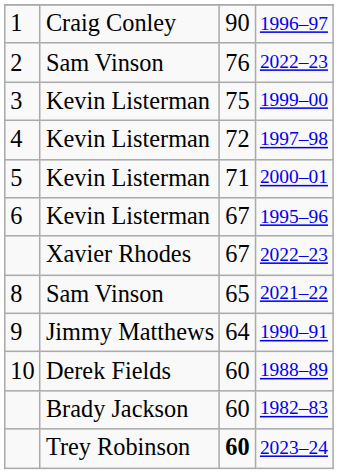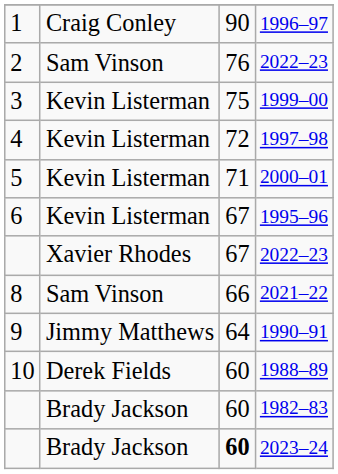(237, 293) 65 -> (237, 293) 66
(118, 448) Trey Robinson -> (117, 448) Brady Jackson
